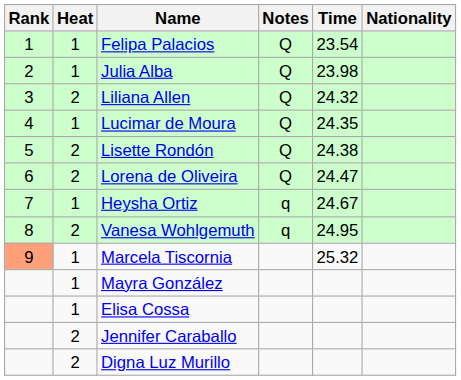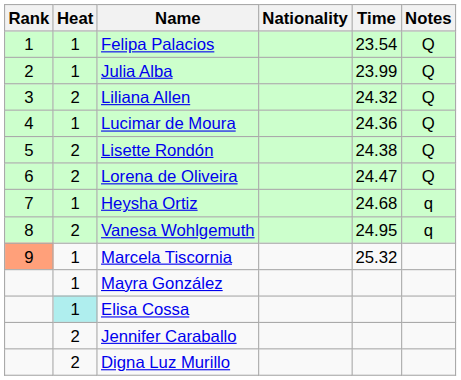columns swapped: (409, 18) <-> (286, 18)
(337, 71) 23.98 -> (376, 71) 23.99
(337, 124) 24.35 -> (376, 124) 24.36
(337, 203) 24.67 -> (376, 203) 24.68
(75, 309) no background -> (75, 309) paleturquoise background
